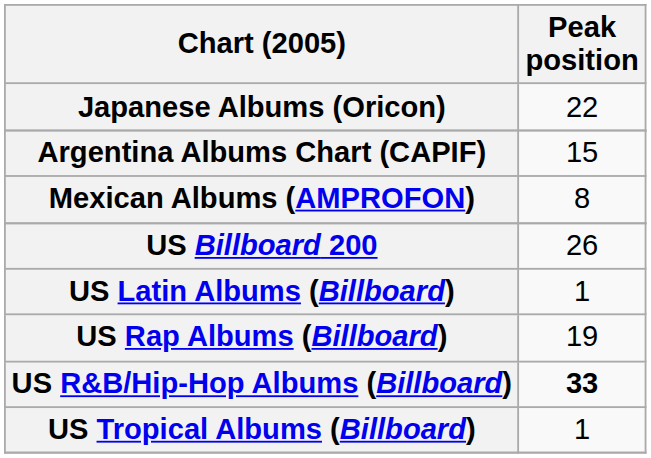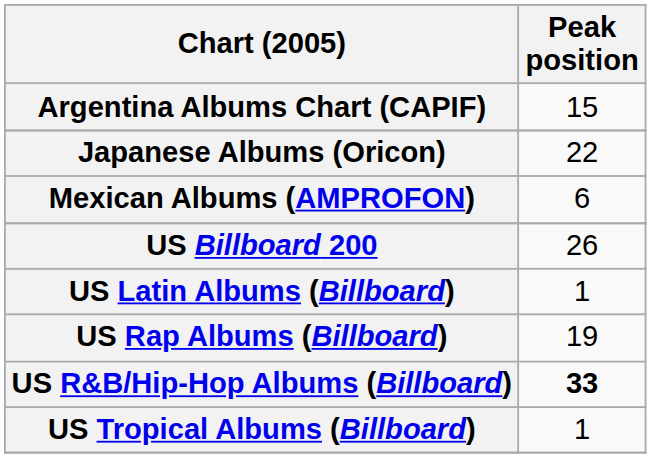rows swapped: (262, 152) <-> (262, 106)
(582, 198) 8 -> (582, 198) 6
